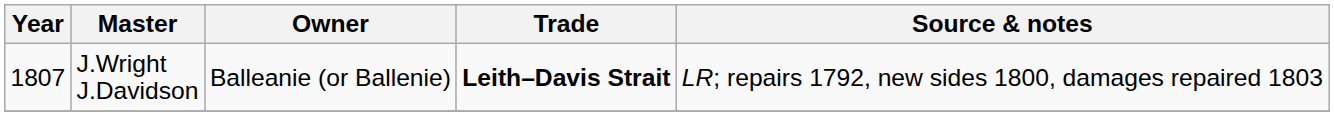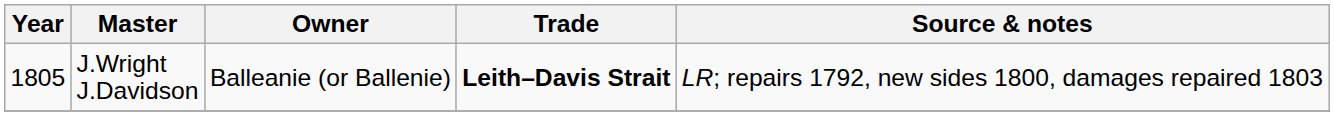(38, 76) 1807 -> (38, 76) 1805
